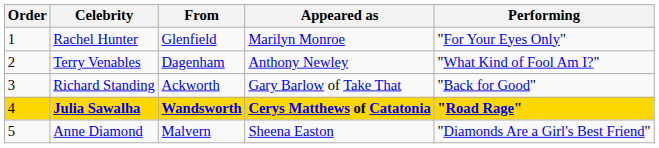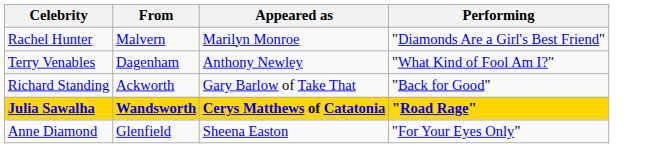- column: (27, 16)
(189, 39) Glenfield -> (141, 39) Malvern
(502, 39) "For Your Eyes Only" -> (498, 39) "Diamonds Are a Girl's Best Friend"
(186, 131) Malvern -> (144, 131) Glenfield
(544, 131) "Diamonds Are a Girl's Best Friend" -> (456, 131) "For Your Eyes Only"
